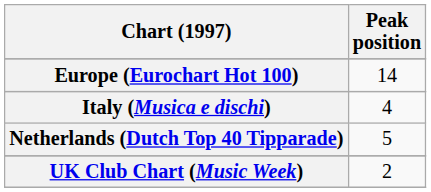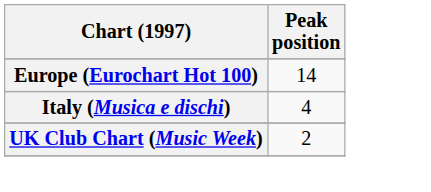- row: (176, 139)
